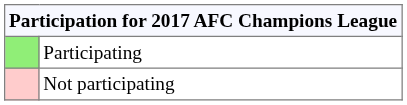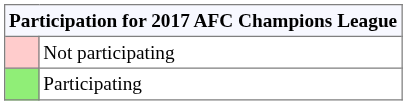rows swapped: (93, 52) <-> (109, 83)
